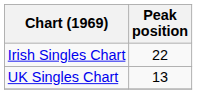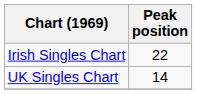(160, 77) 13 -> (160, 77) 14
